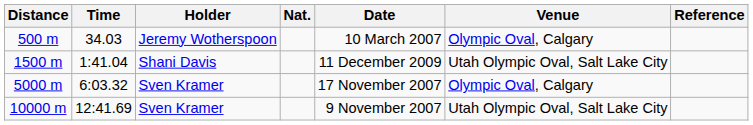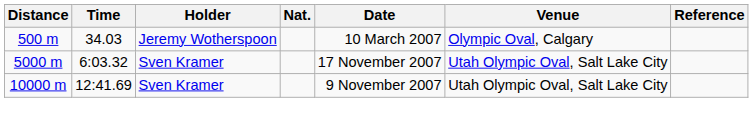- row: (38, 62)
(521, 85) Olympic Oval, Calgary -> (558, 62) Utah Olympic Oval, Salt Lake City
